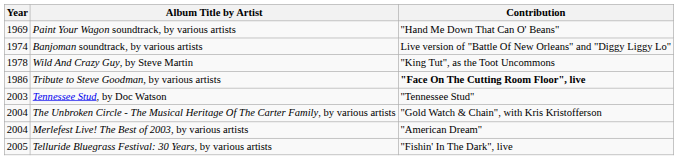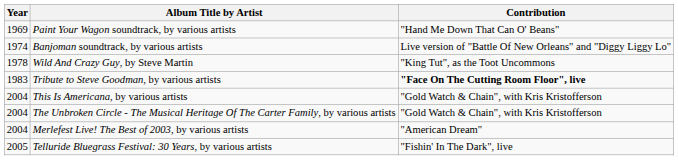(17, 79) 1986 -> (17, 79) 1983
- row: (100, 96)
+ row: (110, 96)
